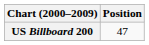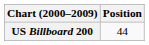(122, 31) 47 -> (122, 31) 44
